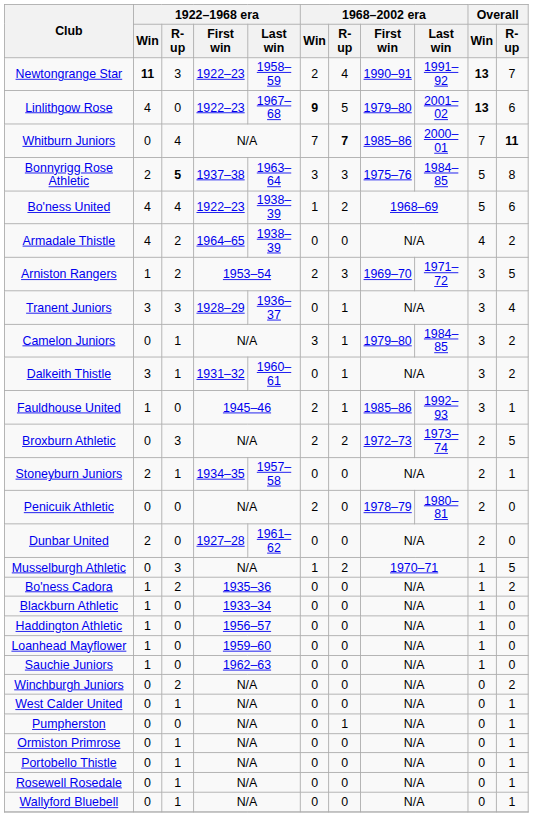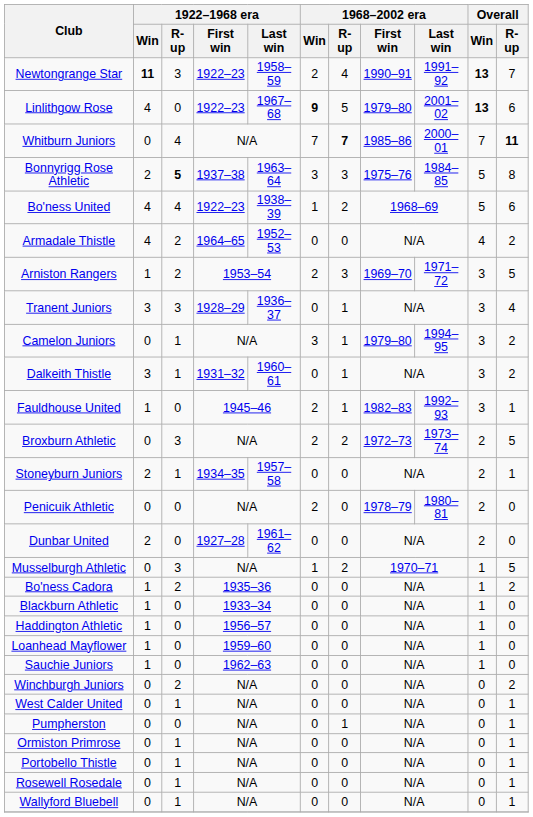(274, 241) 1938–39 -> (274, 241) 1952–53
(441, 341) 1984–85 -> (441, 341) 1994–95
(388, 408) 1985–86 -> (388, 408) 1982–83
